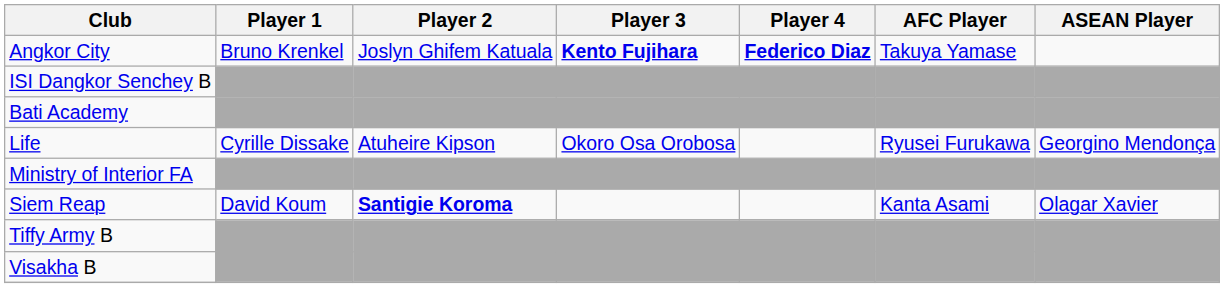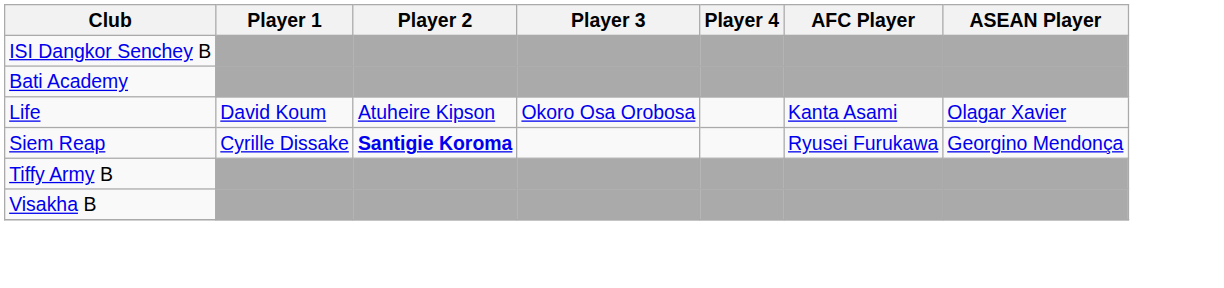- row: (59, 51)
(285, 143) Cyrille Dissake -> (273, 113) David Koum
(955, 143) Ryusei Furukawa -> (843, 113) Kanta Asami
(1127, 143) Georgino Mendonça -> (1007, 113) Olagar Xavier
- row: (101, 174)
(273, 205) David Koum -> (285, 143) Cyrille Dissake
(934, 205) Kanta Asami -> (863, 143) Ryusei Furukawa
(1099, 205) Olagar Xavier -> (1035, 143) Georgino Mendonça
